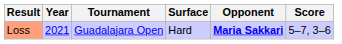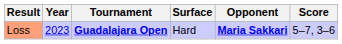(57, 30) 2021 -> (57, 30) 2023
(119, 30) normal -> (121, 30) bold
